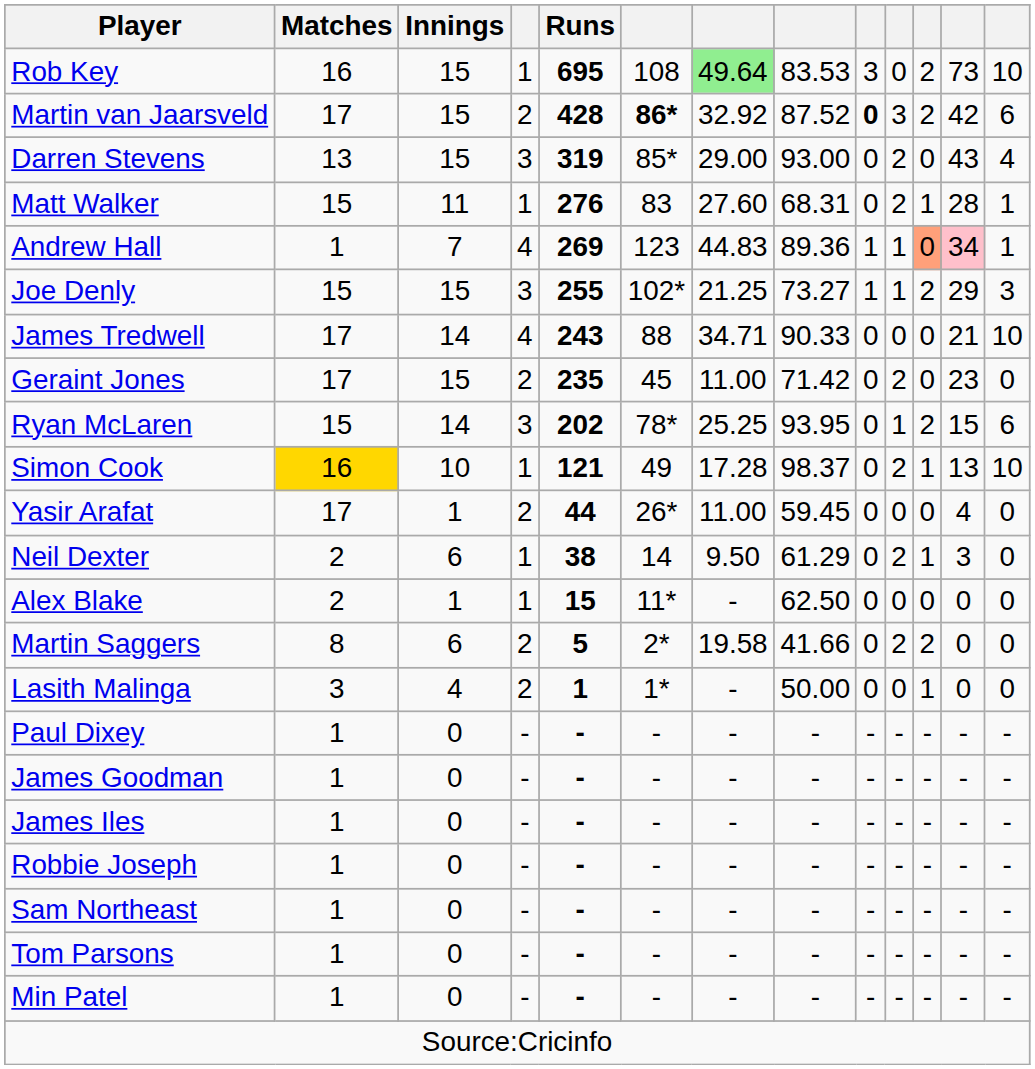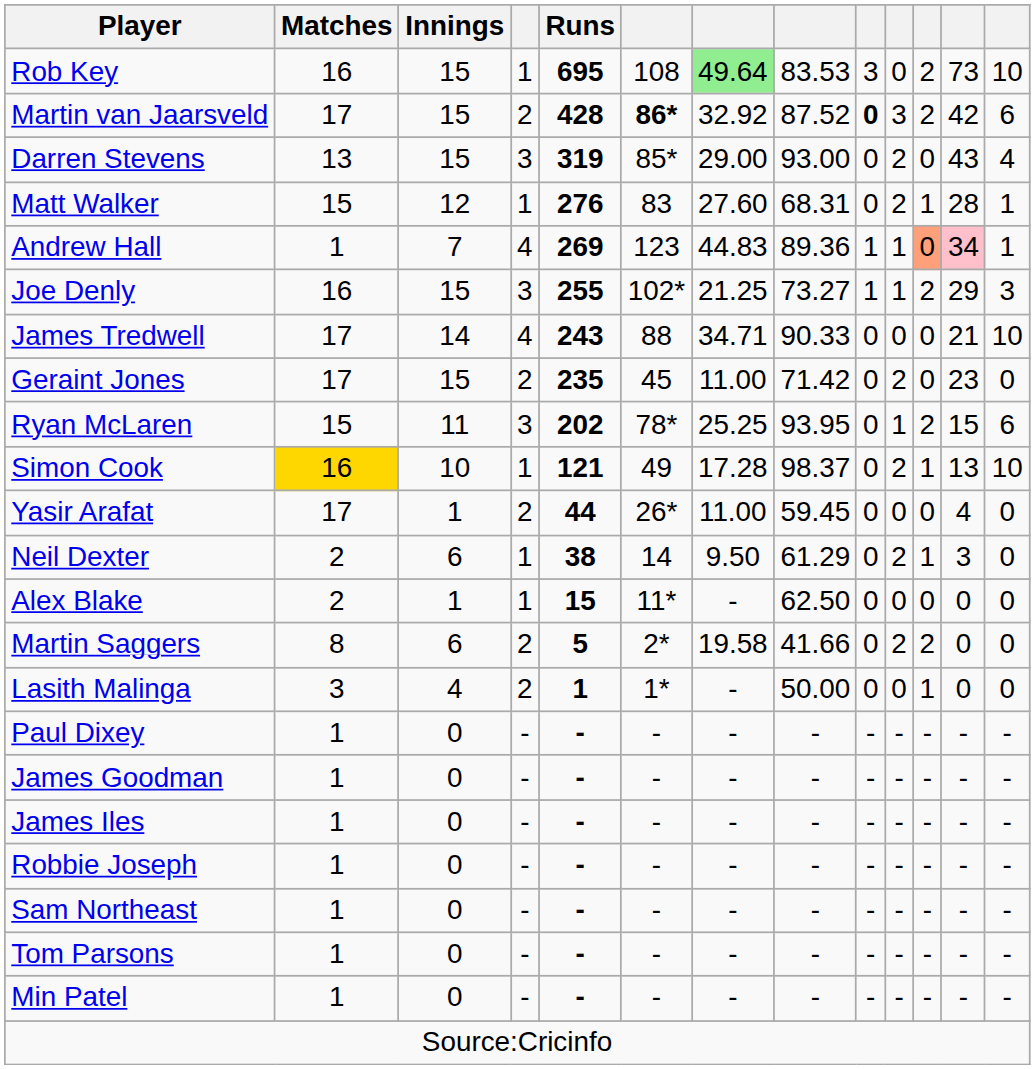(455, 203) 11 -> (455, 203) 12
(337, 291) 15 -> (337, 291) 16
(455, 423) 14 -> (455, 423) 11
